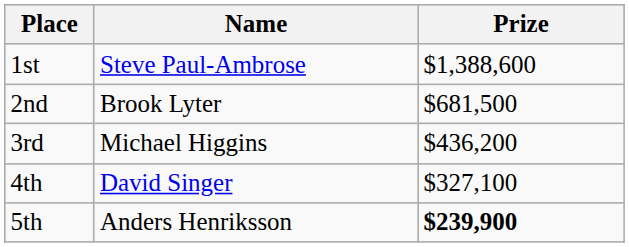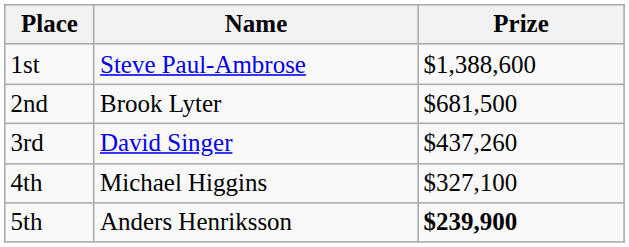(184, 143) Michael Higgins -> (166, 143) David Singer
(470, 143) $436,200 -> (470, 143) $437,260
(166, 182) David Singer -> (184, 182) Michael Higgins
